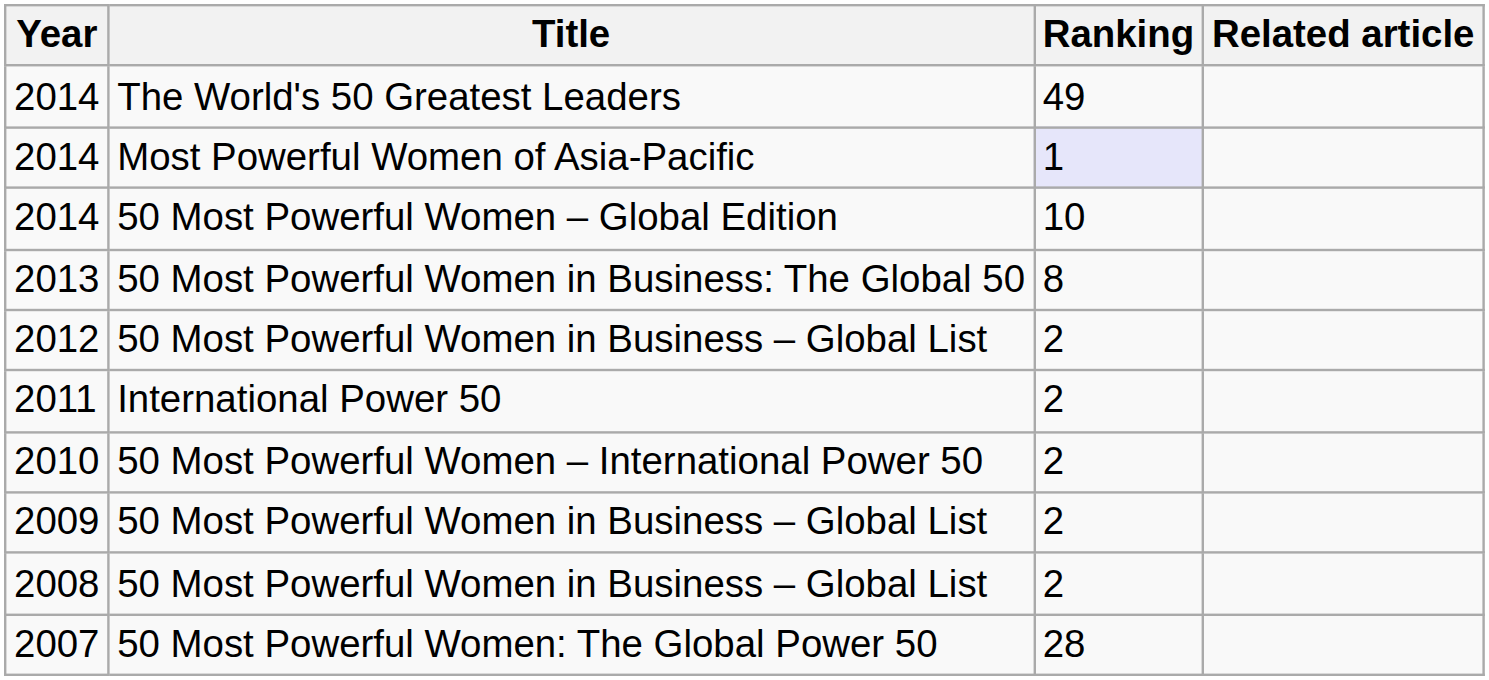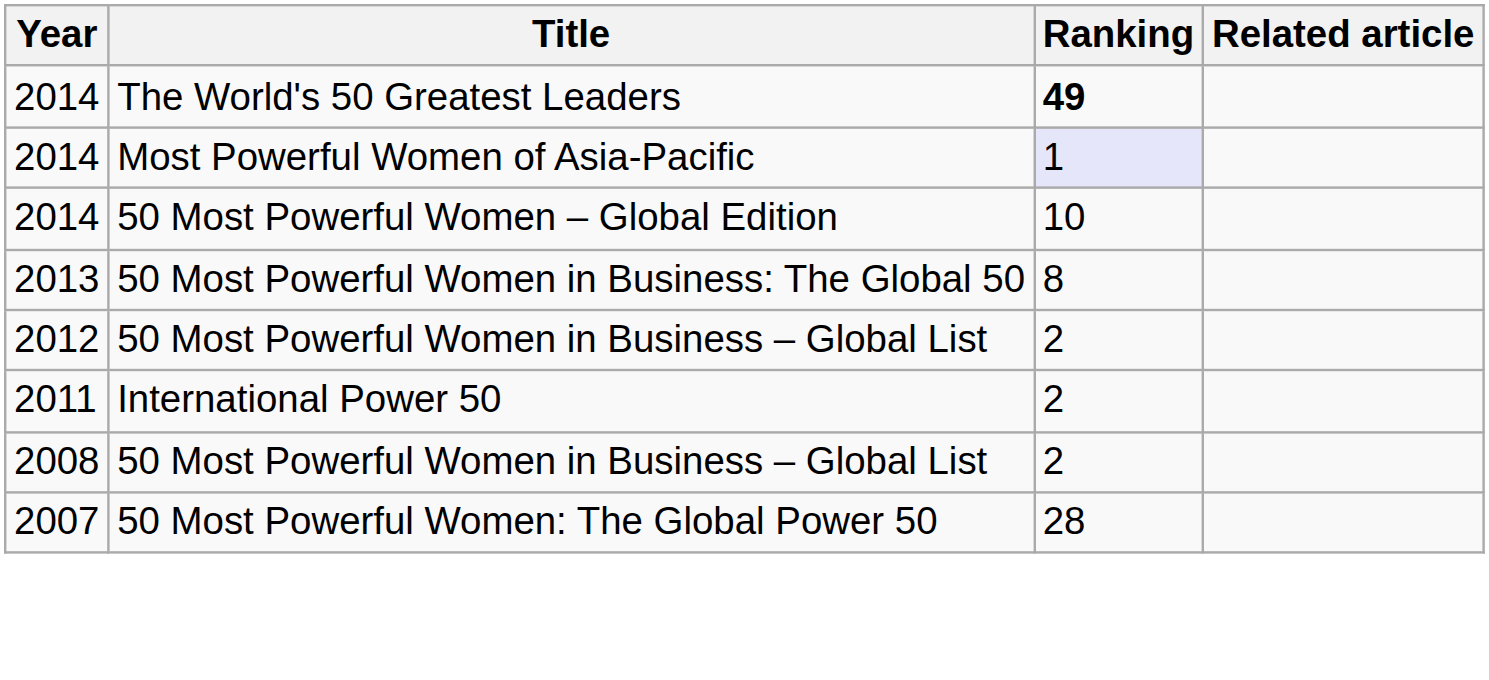(1064, 95) normal -> (1064, 95) bold
- row: (57, 461)
- row: (57, 522)
